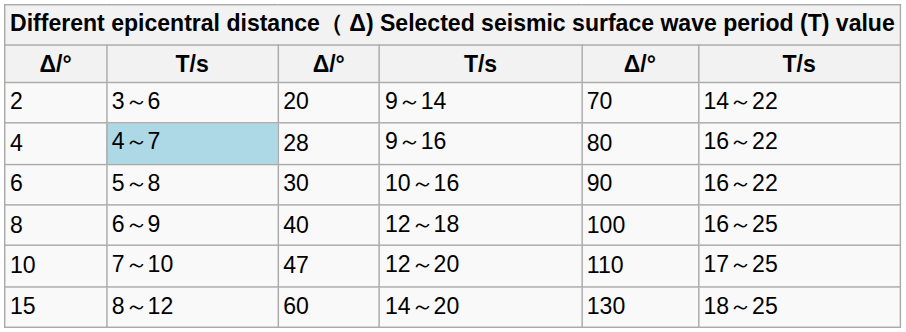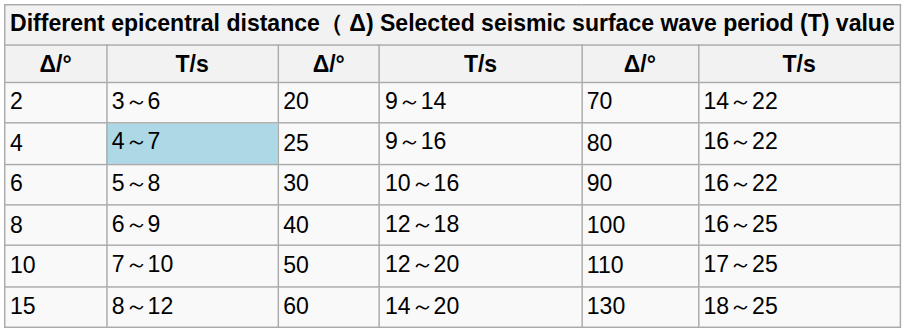(296, 143) 28 -> (296, 143) 25
(296, 265) 47 -> (296, 265) 50
